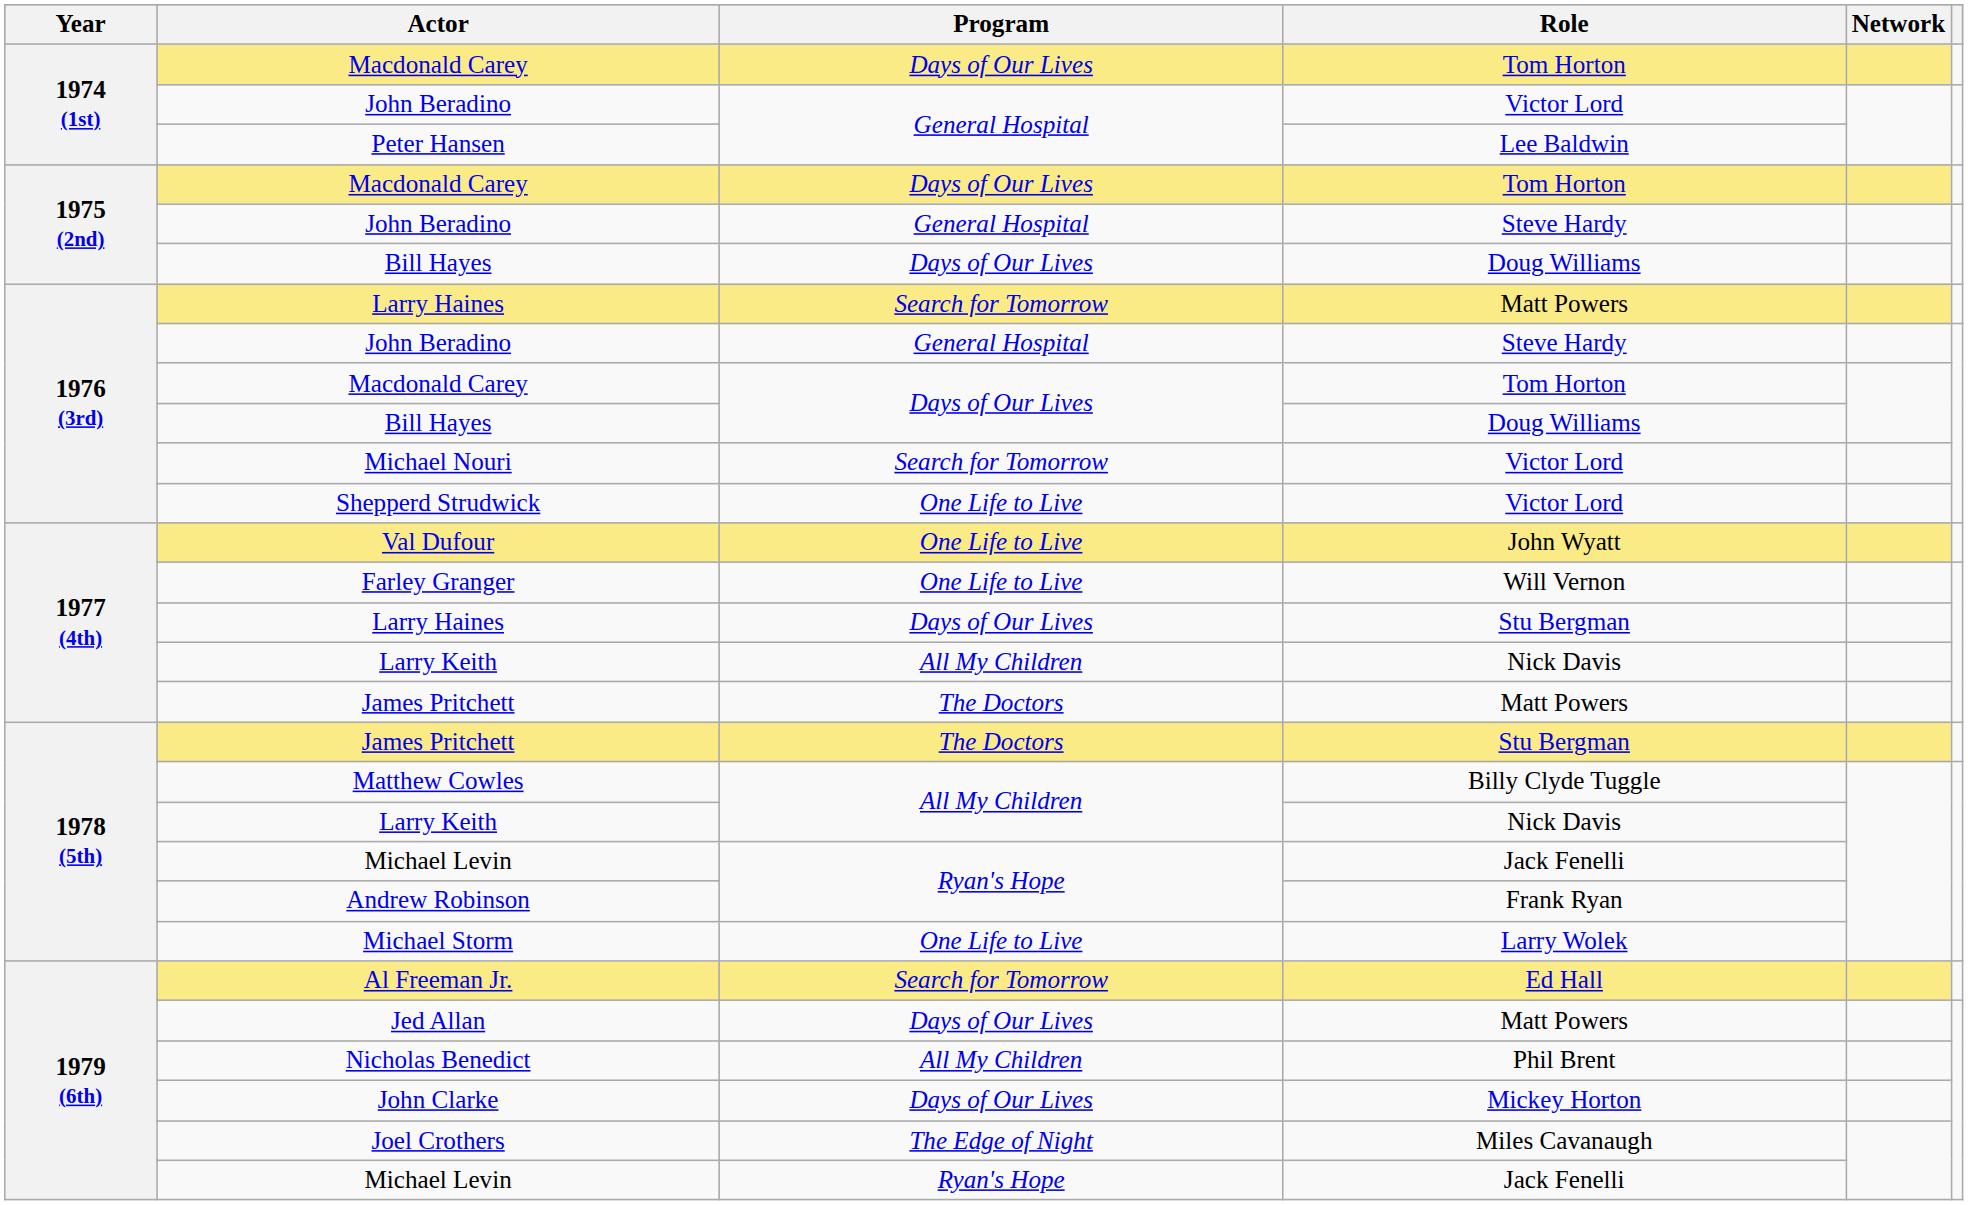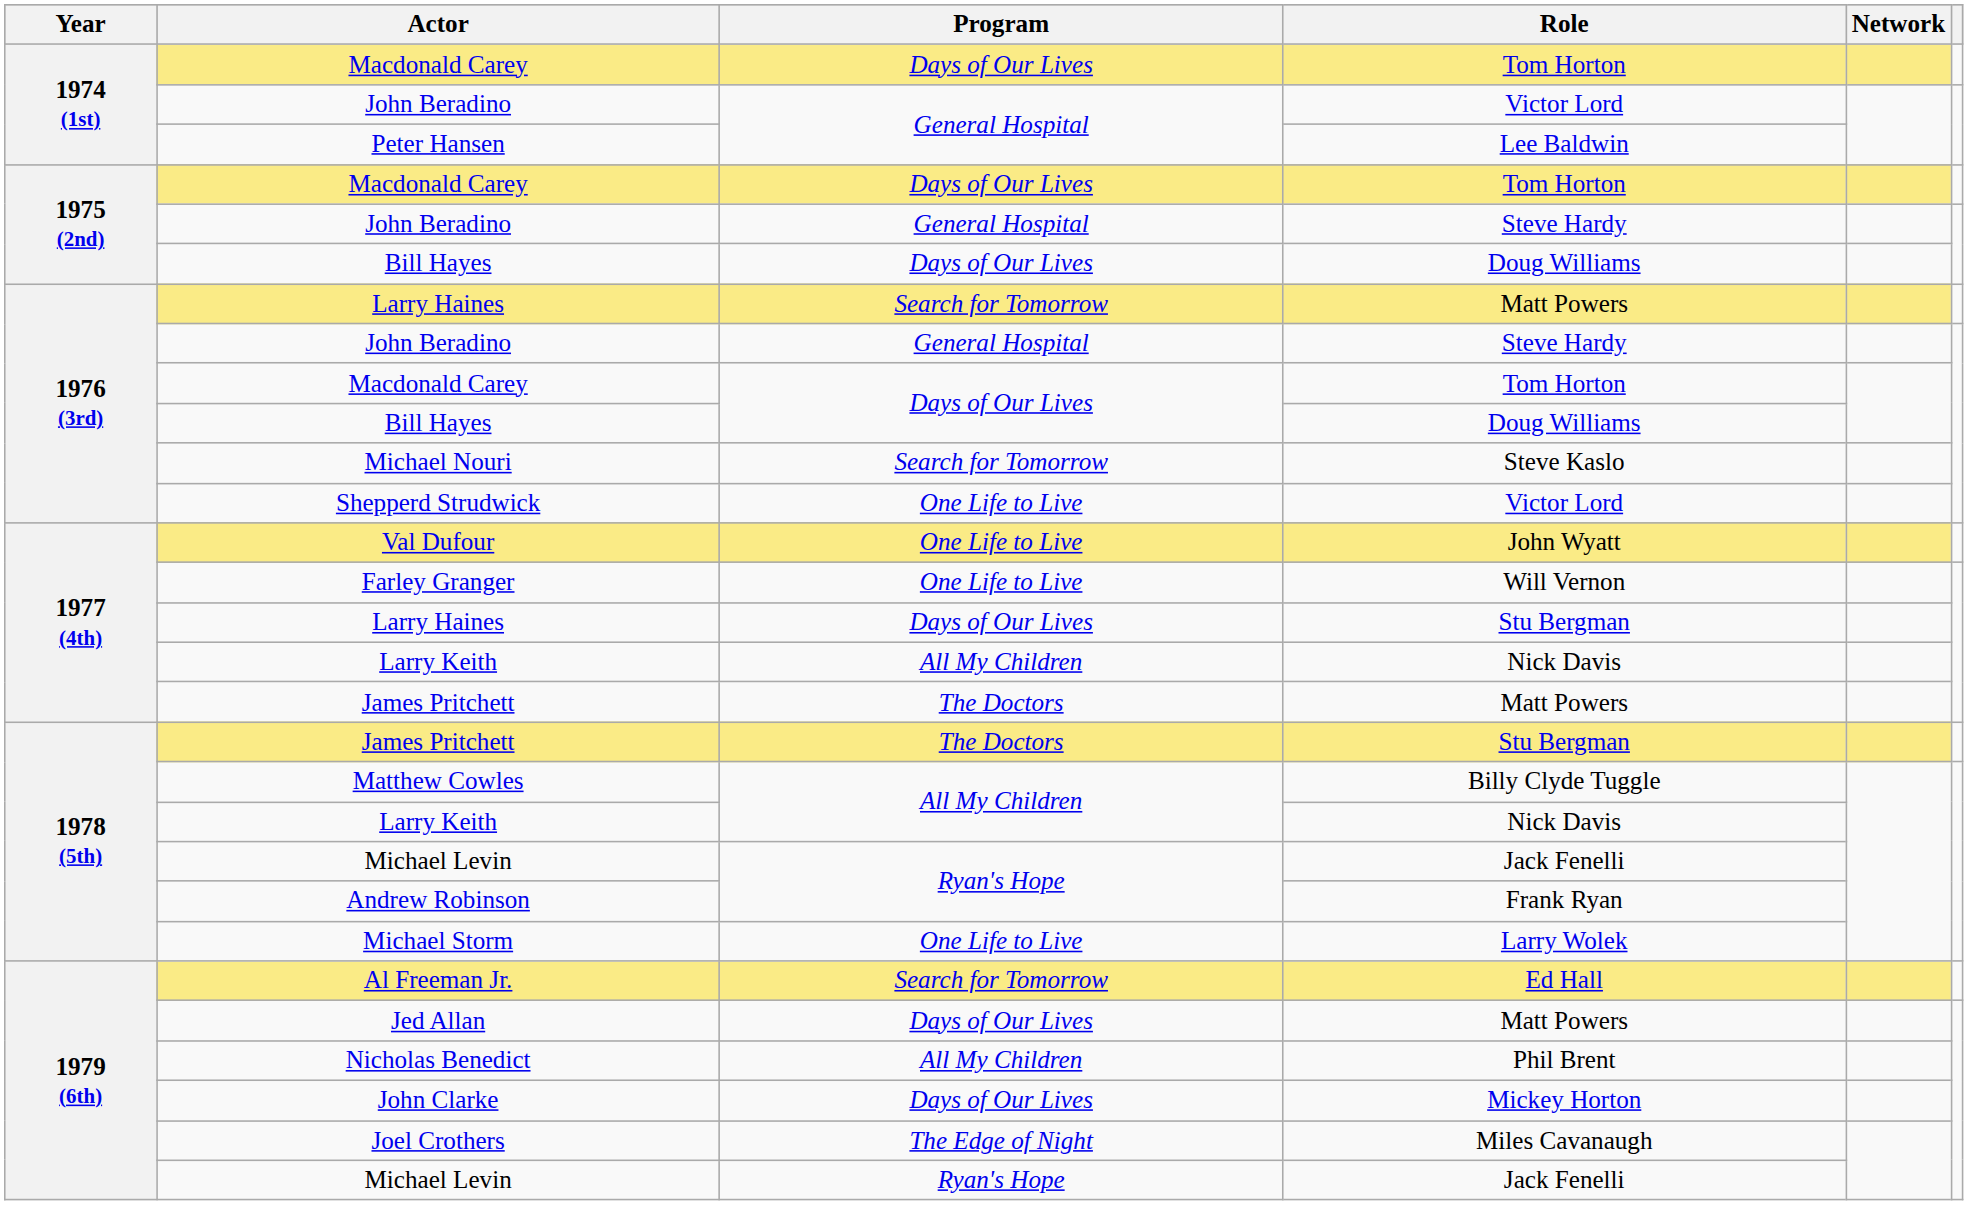(1564, 462) Victor Lord -> (1564, 462) Steve Kaslo
